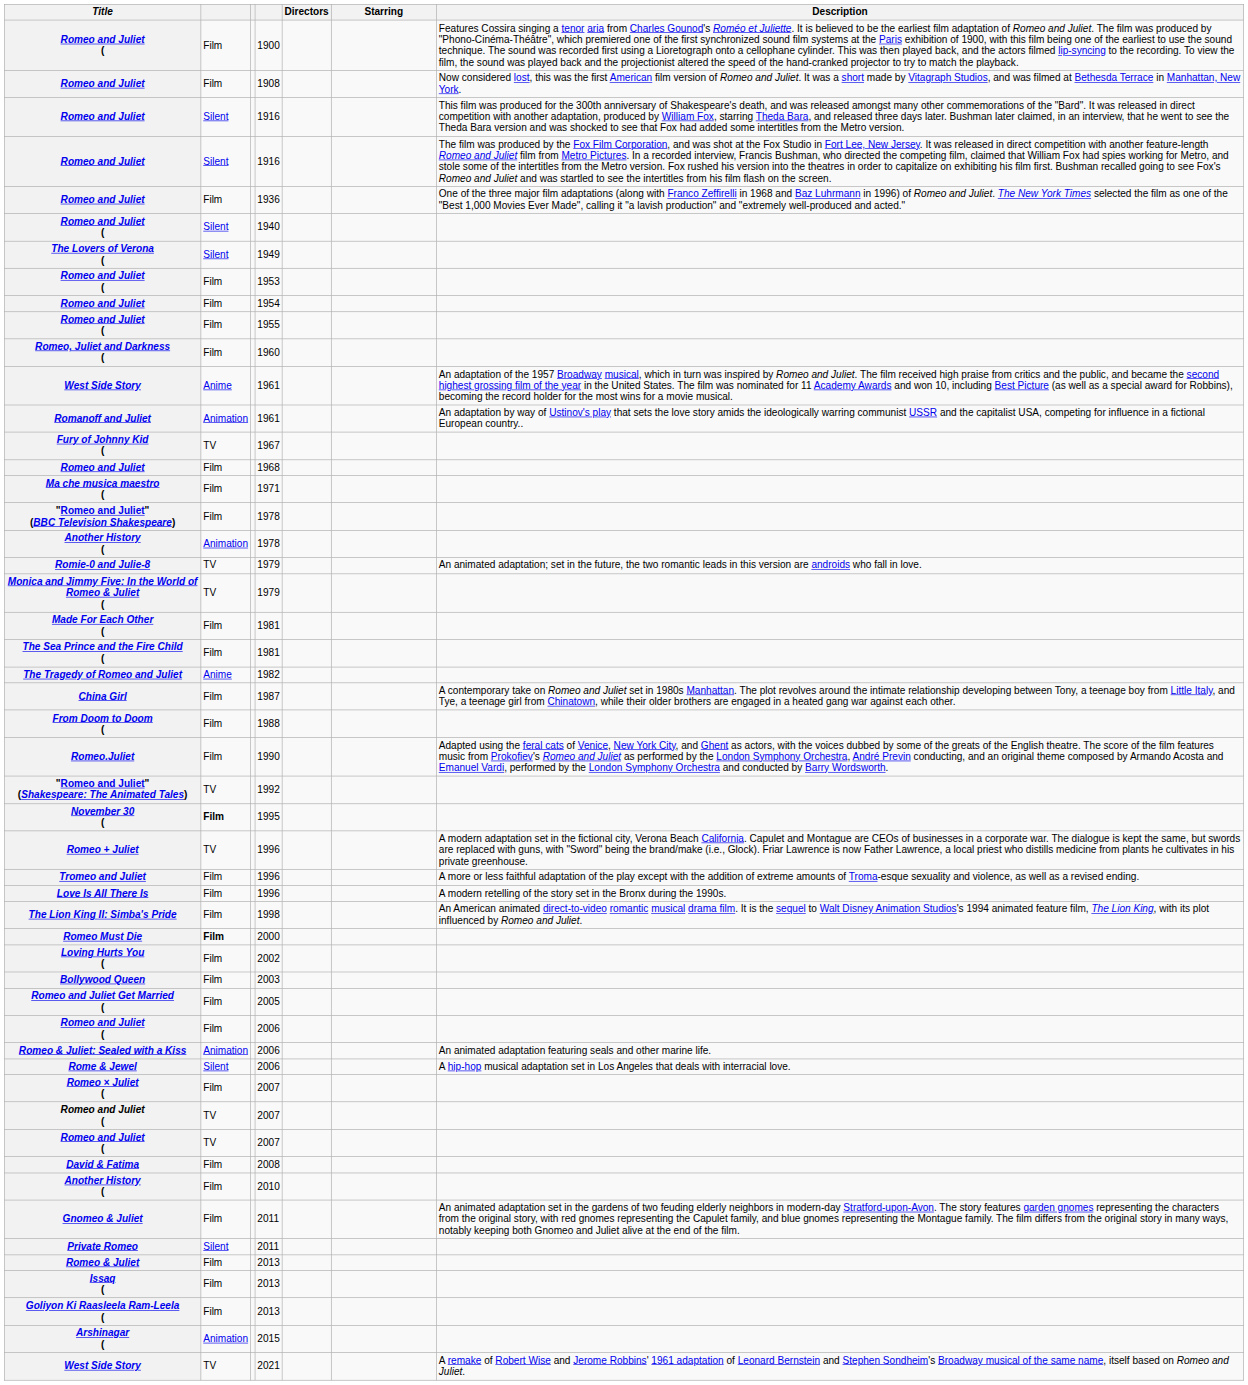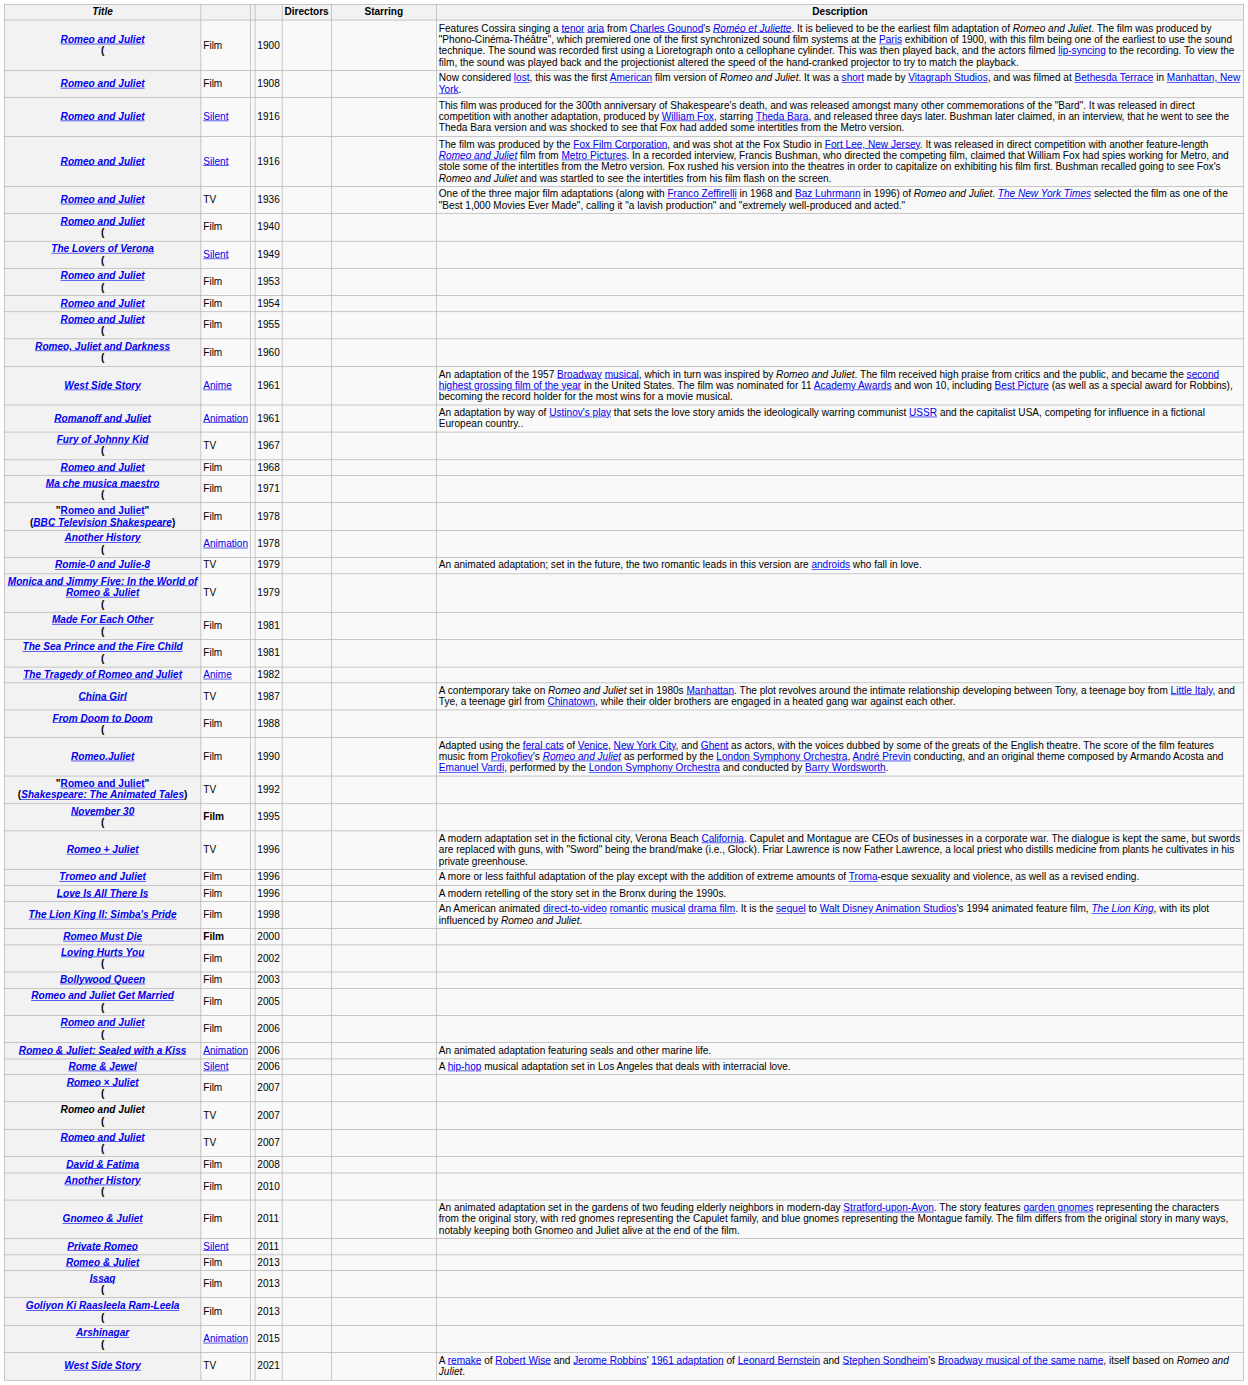(213, 200) Film -> (210, 200) TV
(216, 227) Silent -> (213, 227) Film
(213, 696) Film -> (210, 696) TV
